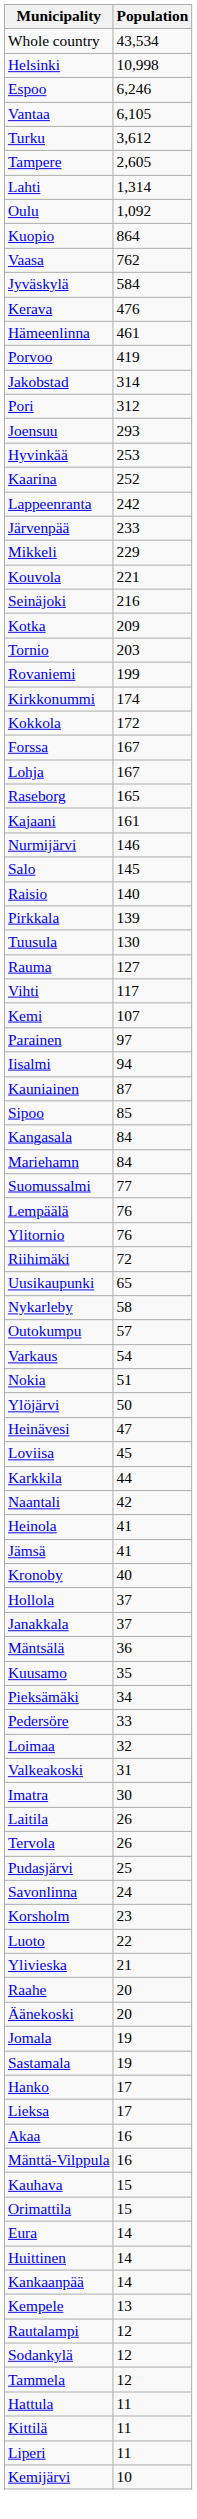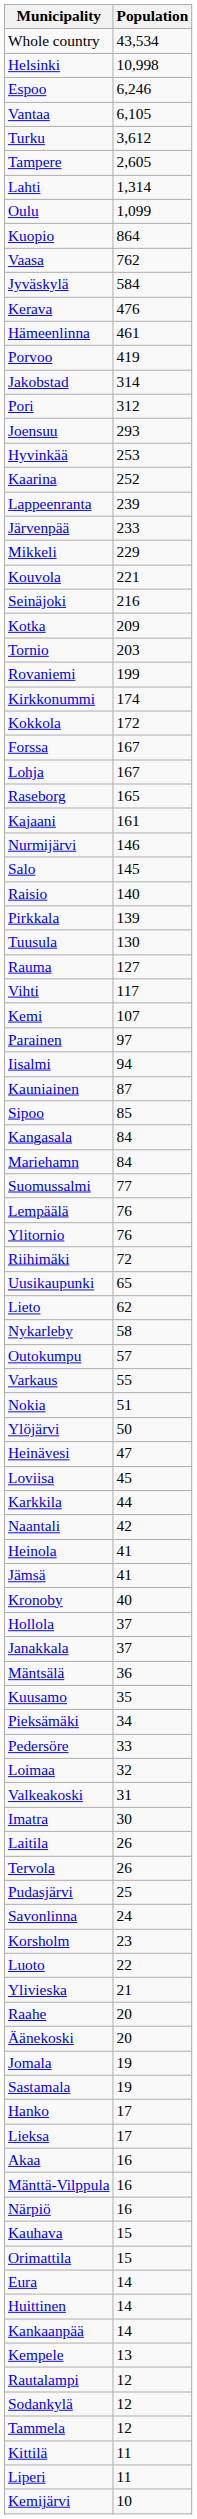(134, 211) 1,092 -> (134, 211) 1,099
(128, 503) 242 -> (128, 503) 239
+ row: (24, 1307)
(124, 1356) 54 -> (124, 1380) 55
+ row: (29, 2209)
- row: (31, 2403)
